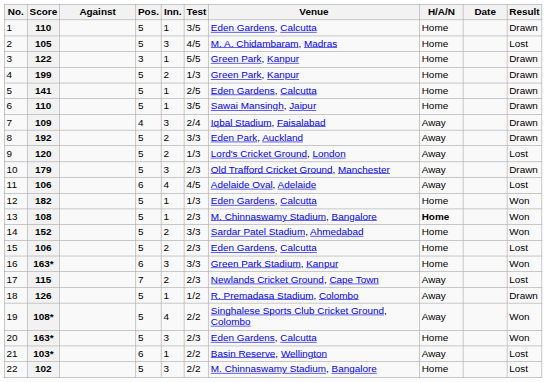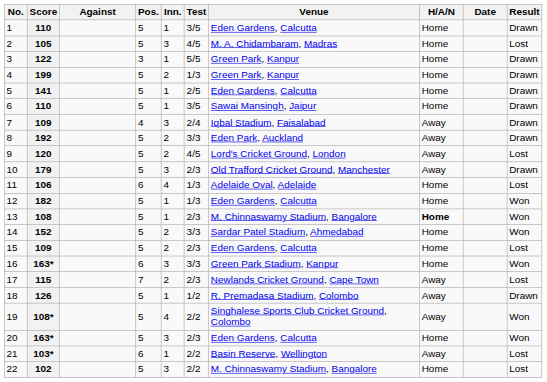(194, 153) 1/3 -> (194, 153) 4/5
(194, 185) 4/5 -> (194, 185) 1/3
(434, 185) Away -> (435, 185) Home
(43, 248) 106 -> (43, 248) 109
